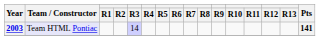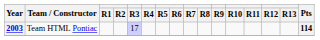(62, 28) lavender background -> (62, 28) no background
(134, 28) 14 -> (134, 28) 17
(306, 28) 141 -> (306, 28) 114
